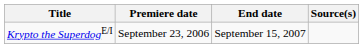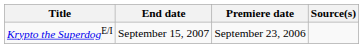columns swapped: (164, 13) <-> (260, 13)
